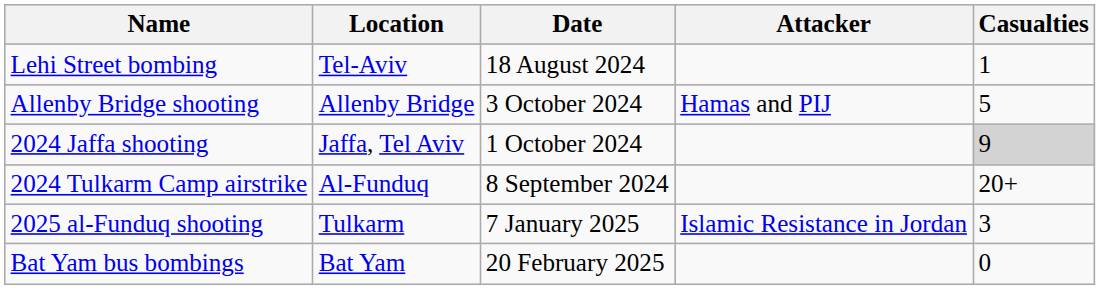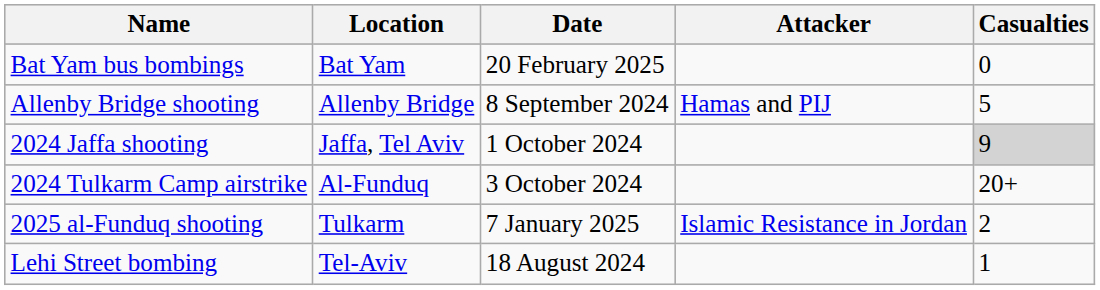rows swapped: (114, 64) <-> (127, 263)
(564, 104) 3 October 2024 -> (577, 104) 8 September 2024
(577, 183) 8 September 2024 -> (564, 183) 3 October 2024
(985, 223) 3 -> (985, 223) 2
